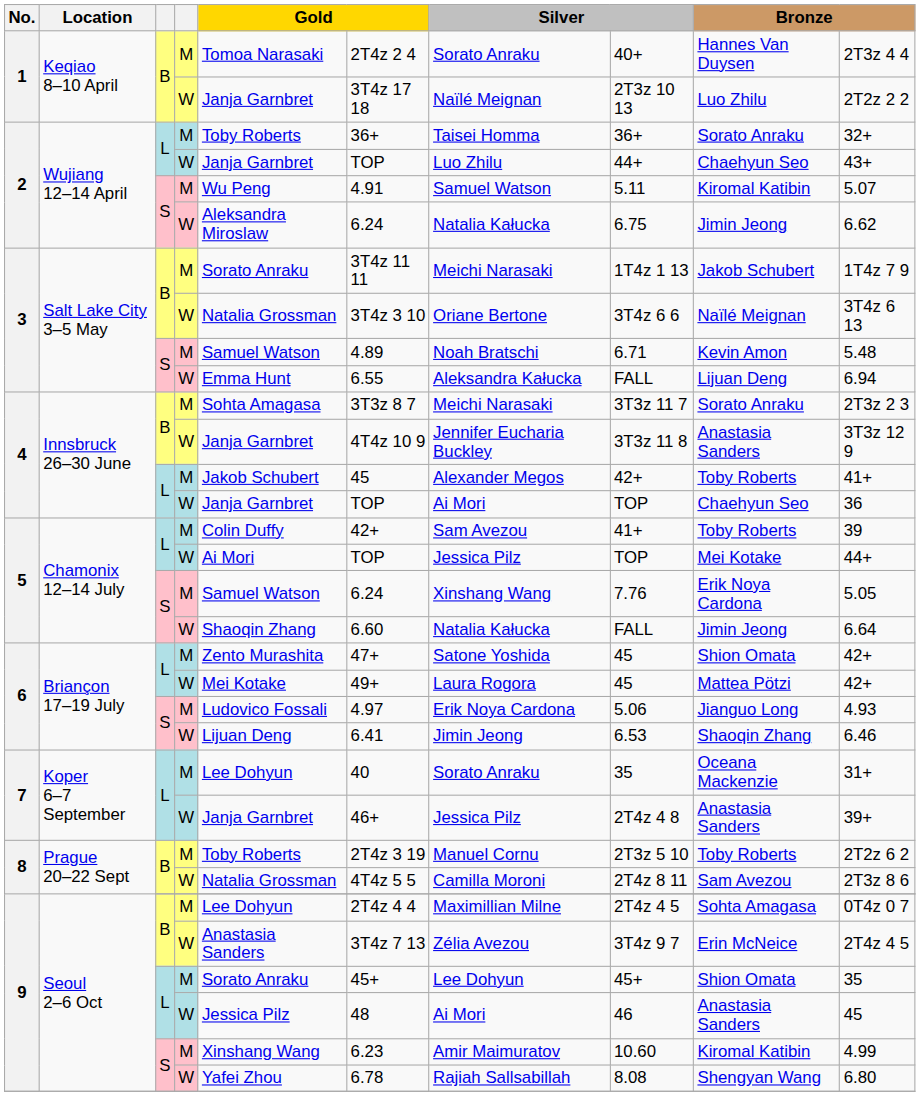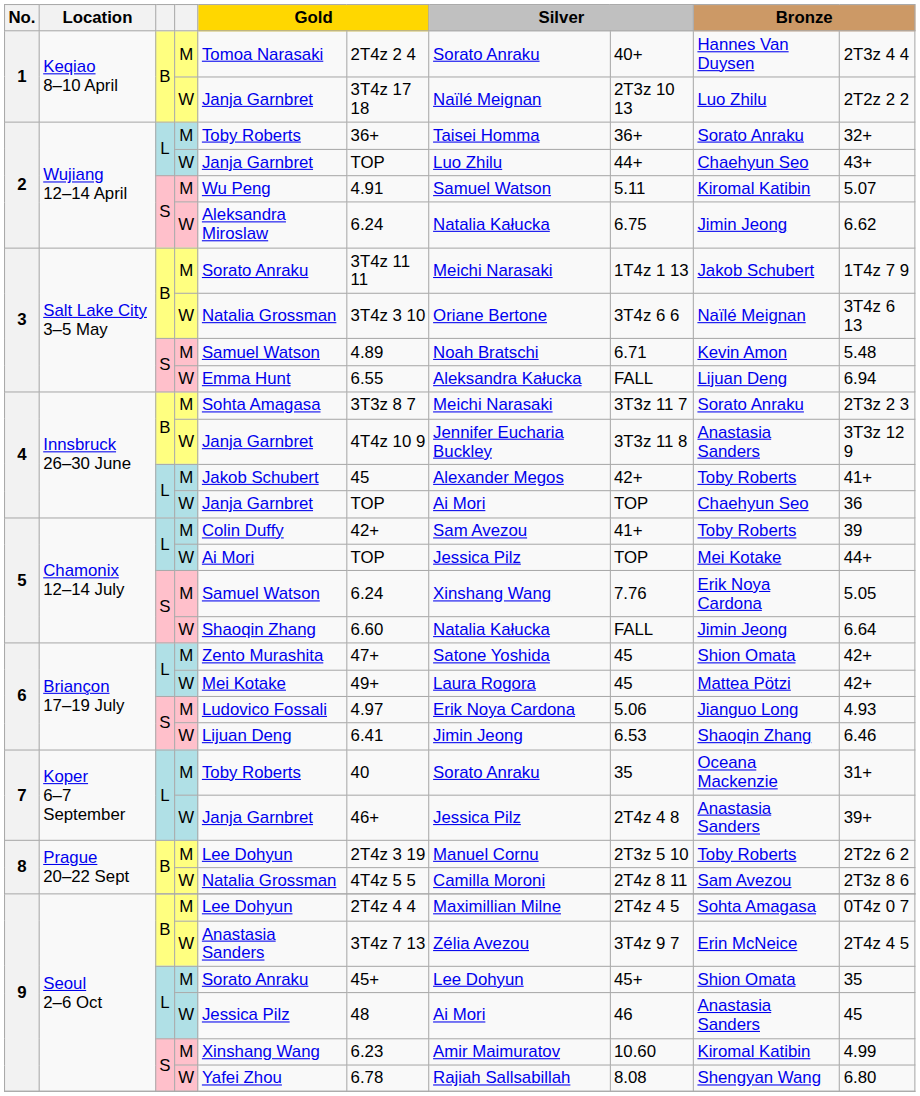(247, 772) Lee Dohyun -> (251, 772) Toby Roberts
(251, 854) Toby Roberts -> (247, 854) Lee Dohyun
